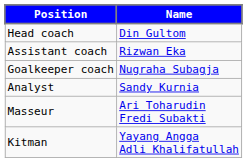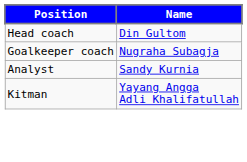- row: (57, 51)
- row: (31, 112)
